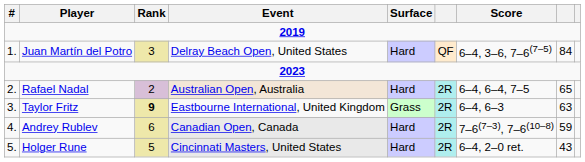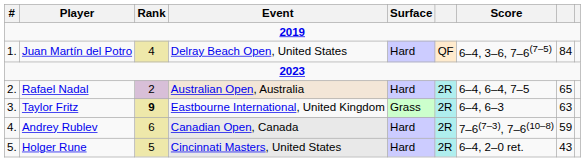(151, 51) 3 -> (151, 51) 4
